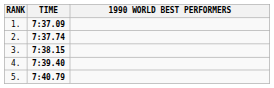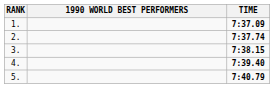columns swapped: (170, 11) <-> (48, 11)
